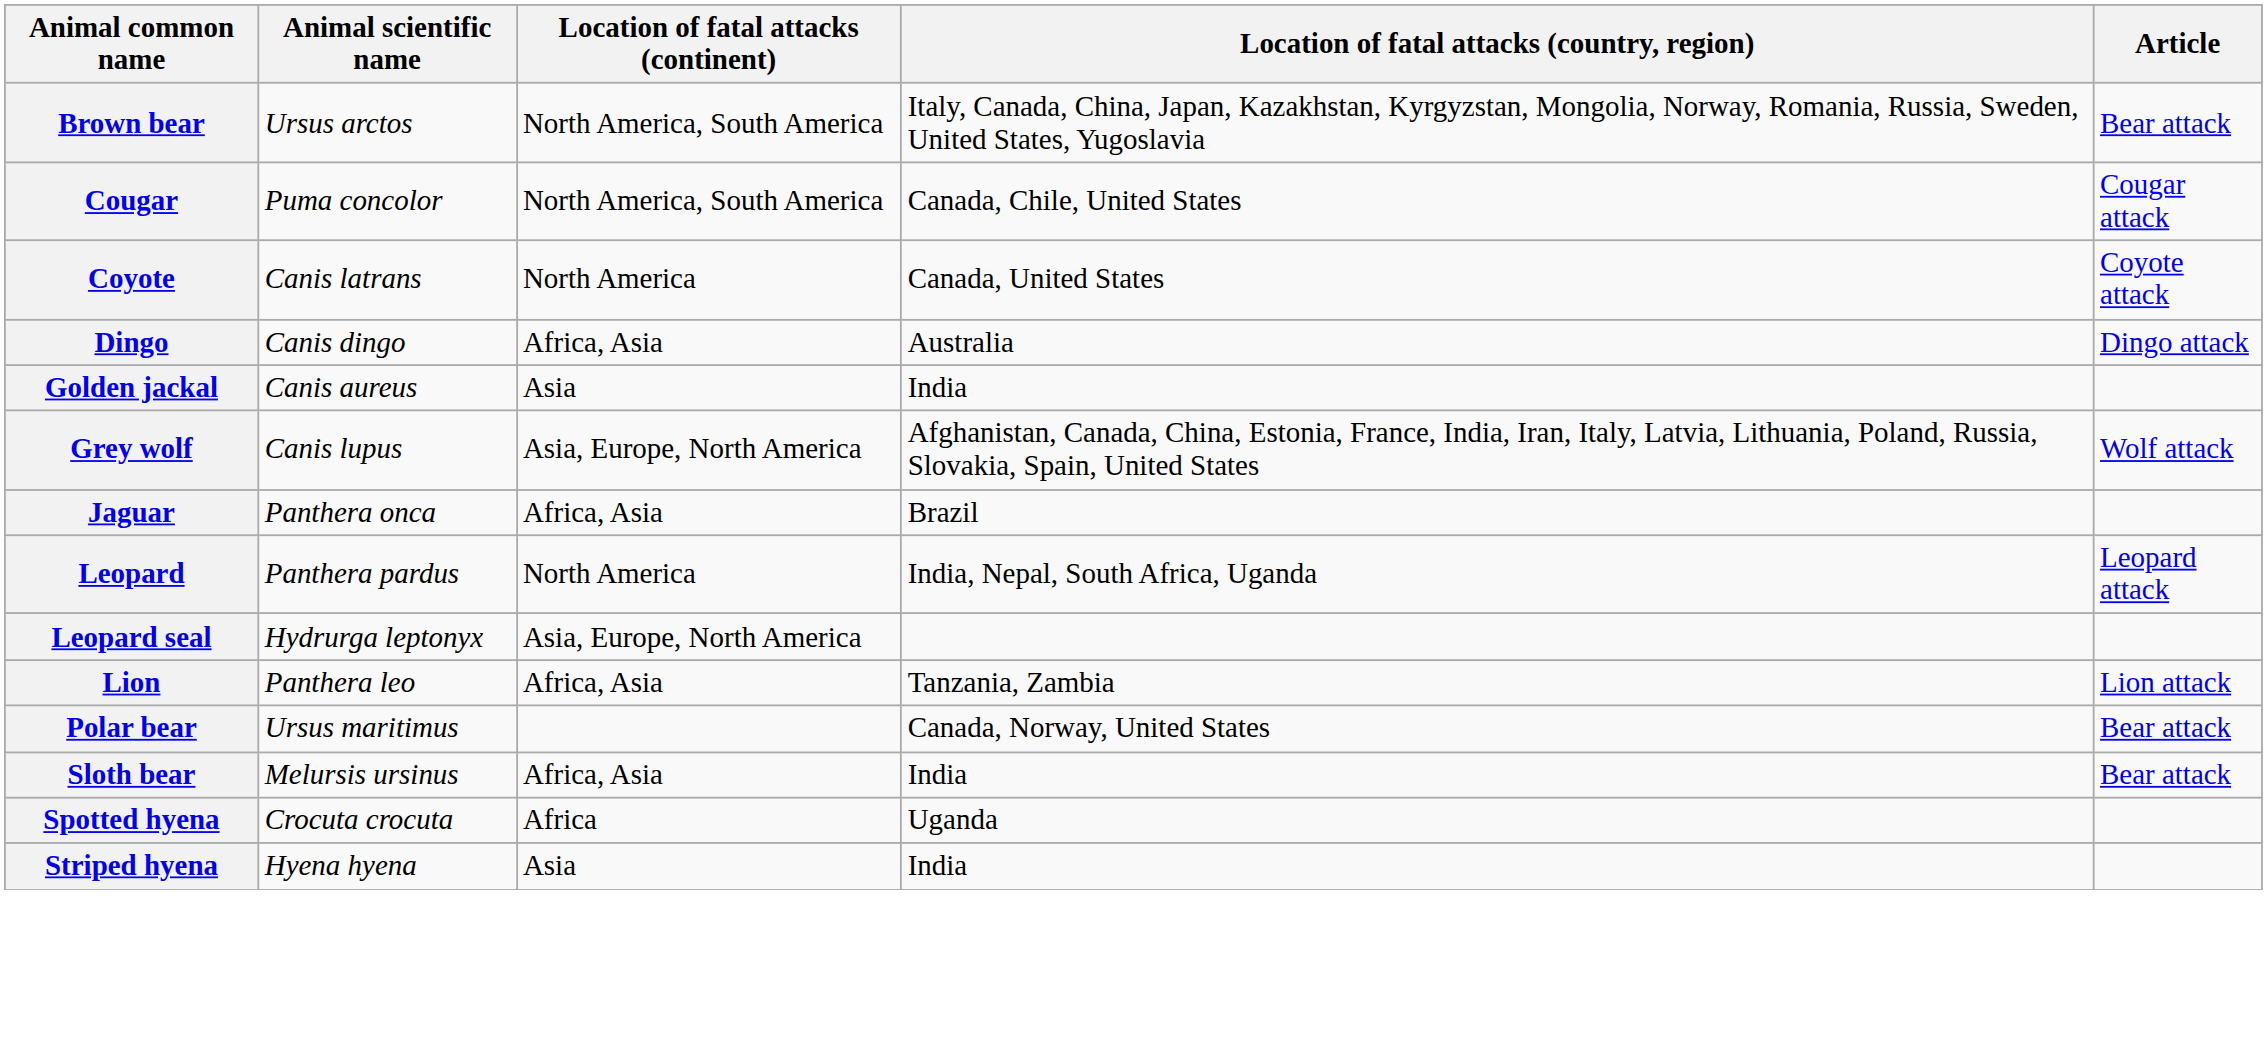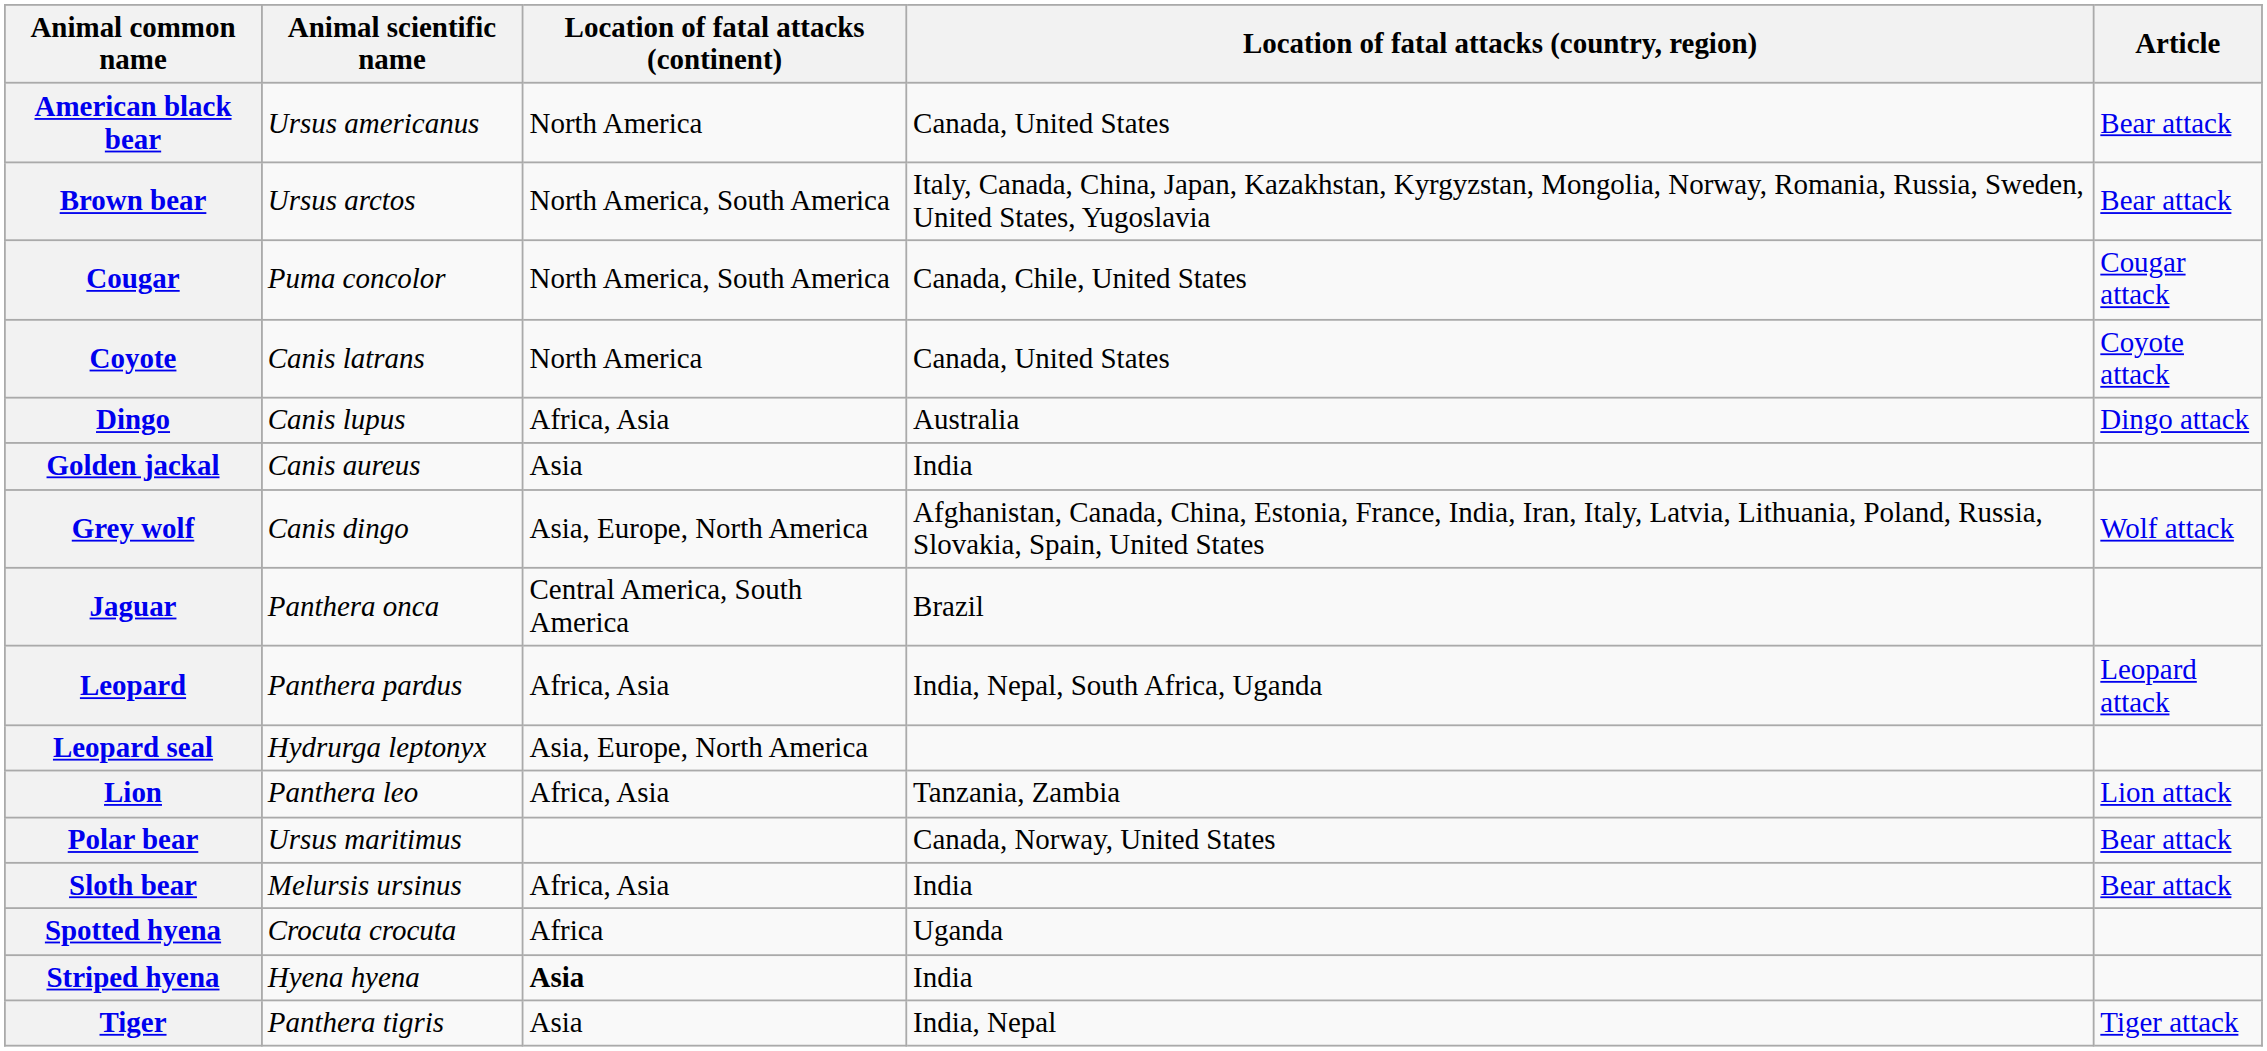+ row: (133, 122)
(335, 341) Canis dingo -> (337, 420) Canis lupus
(334, 449) Canis lupus -> (338, 528) Canis dingo
(593, 511) Africa, Asia -> (666, 606) Central America, South America
(609, 574) North America -> (599, 685) Africa, Asia
(549, 865) normal -> (557, 977) bold
+ row: (133, 1022)
